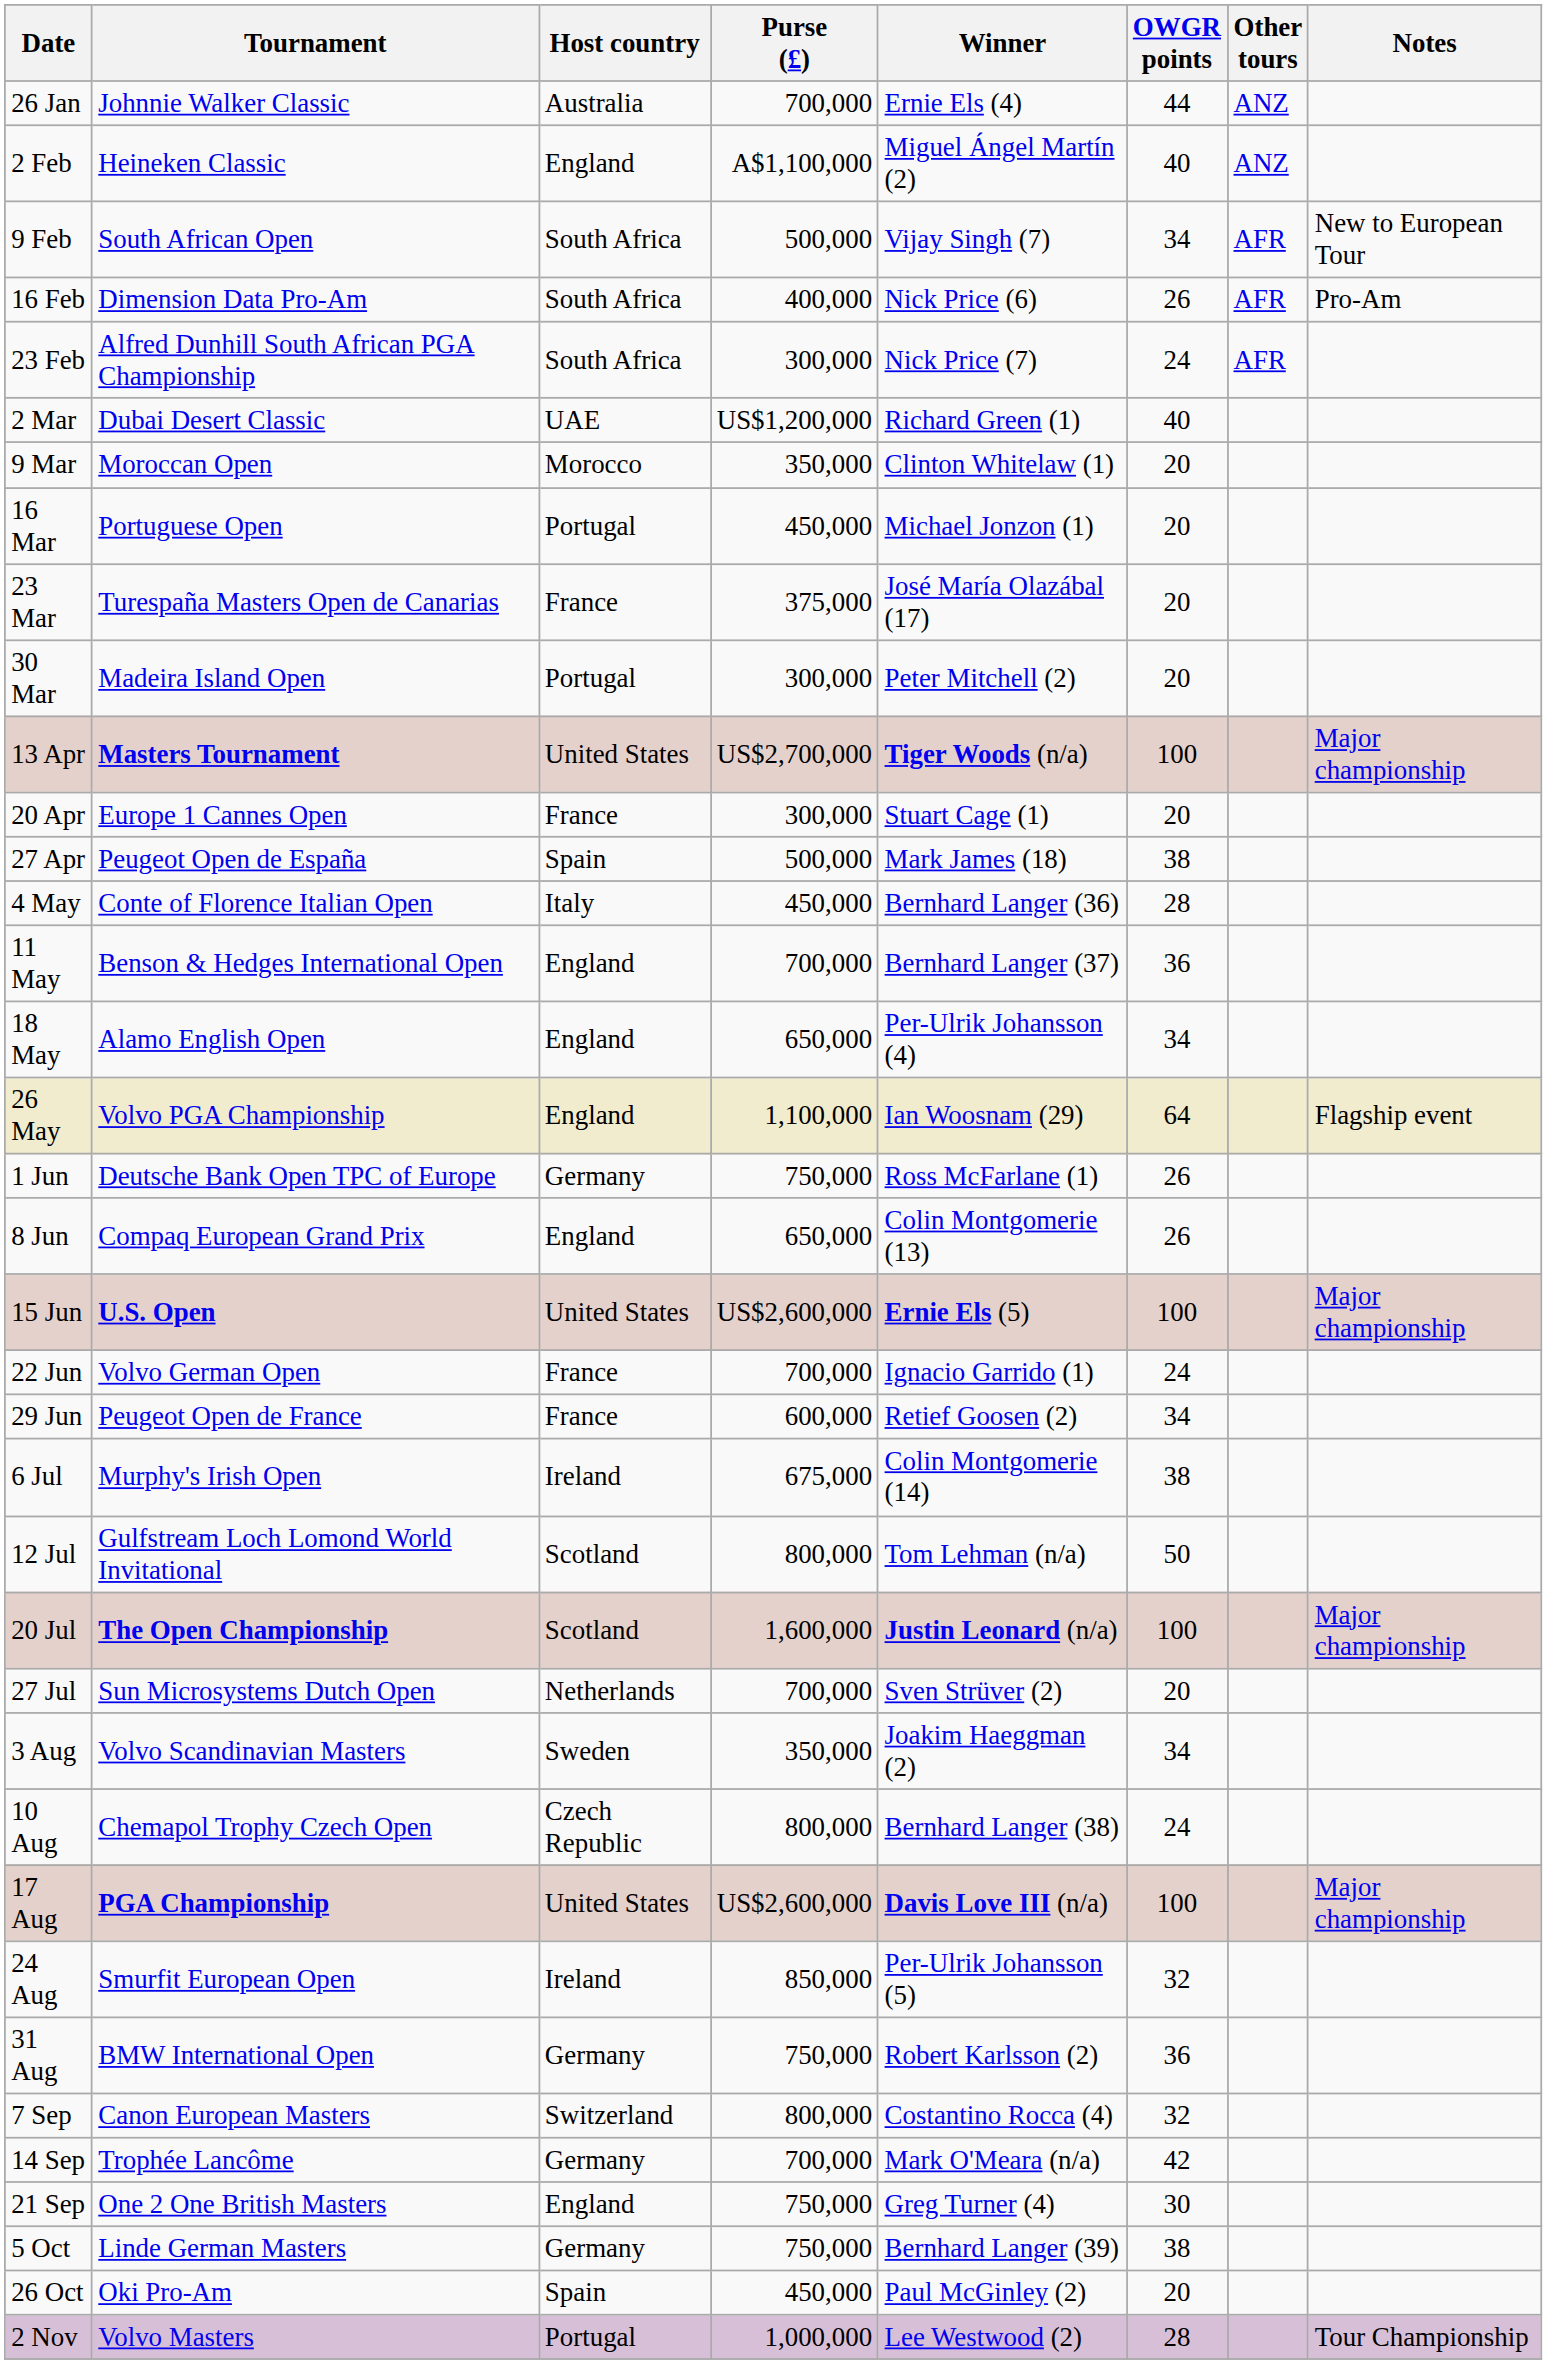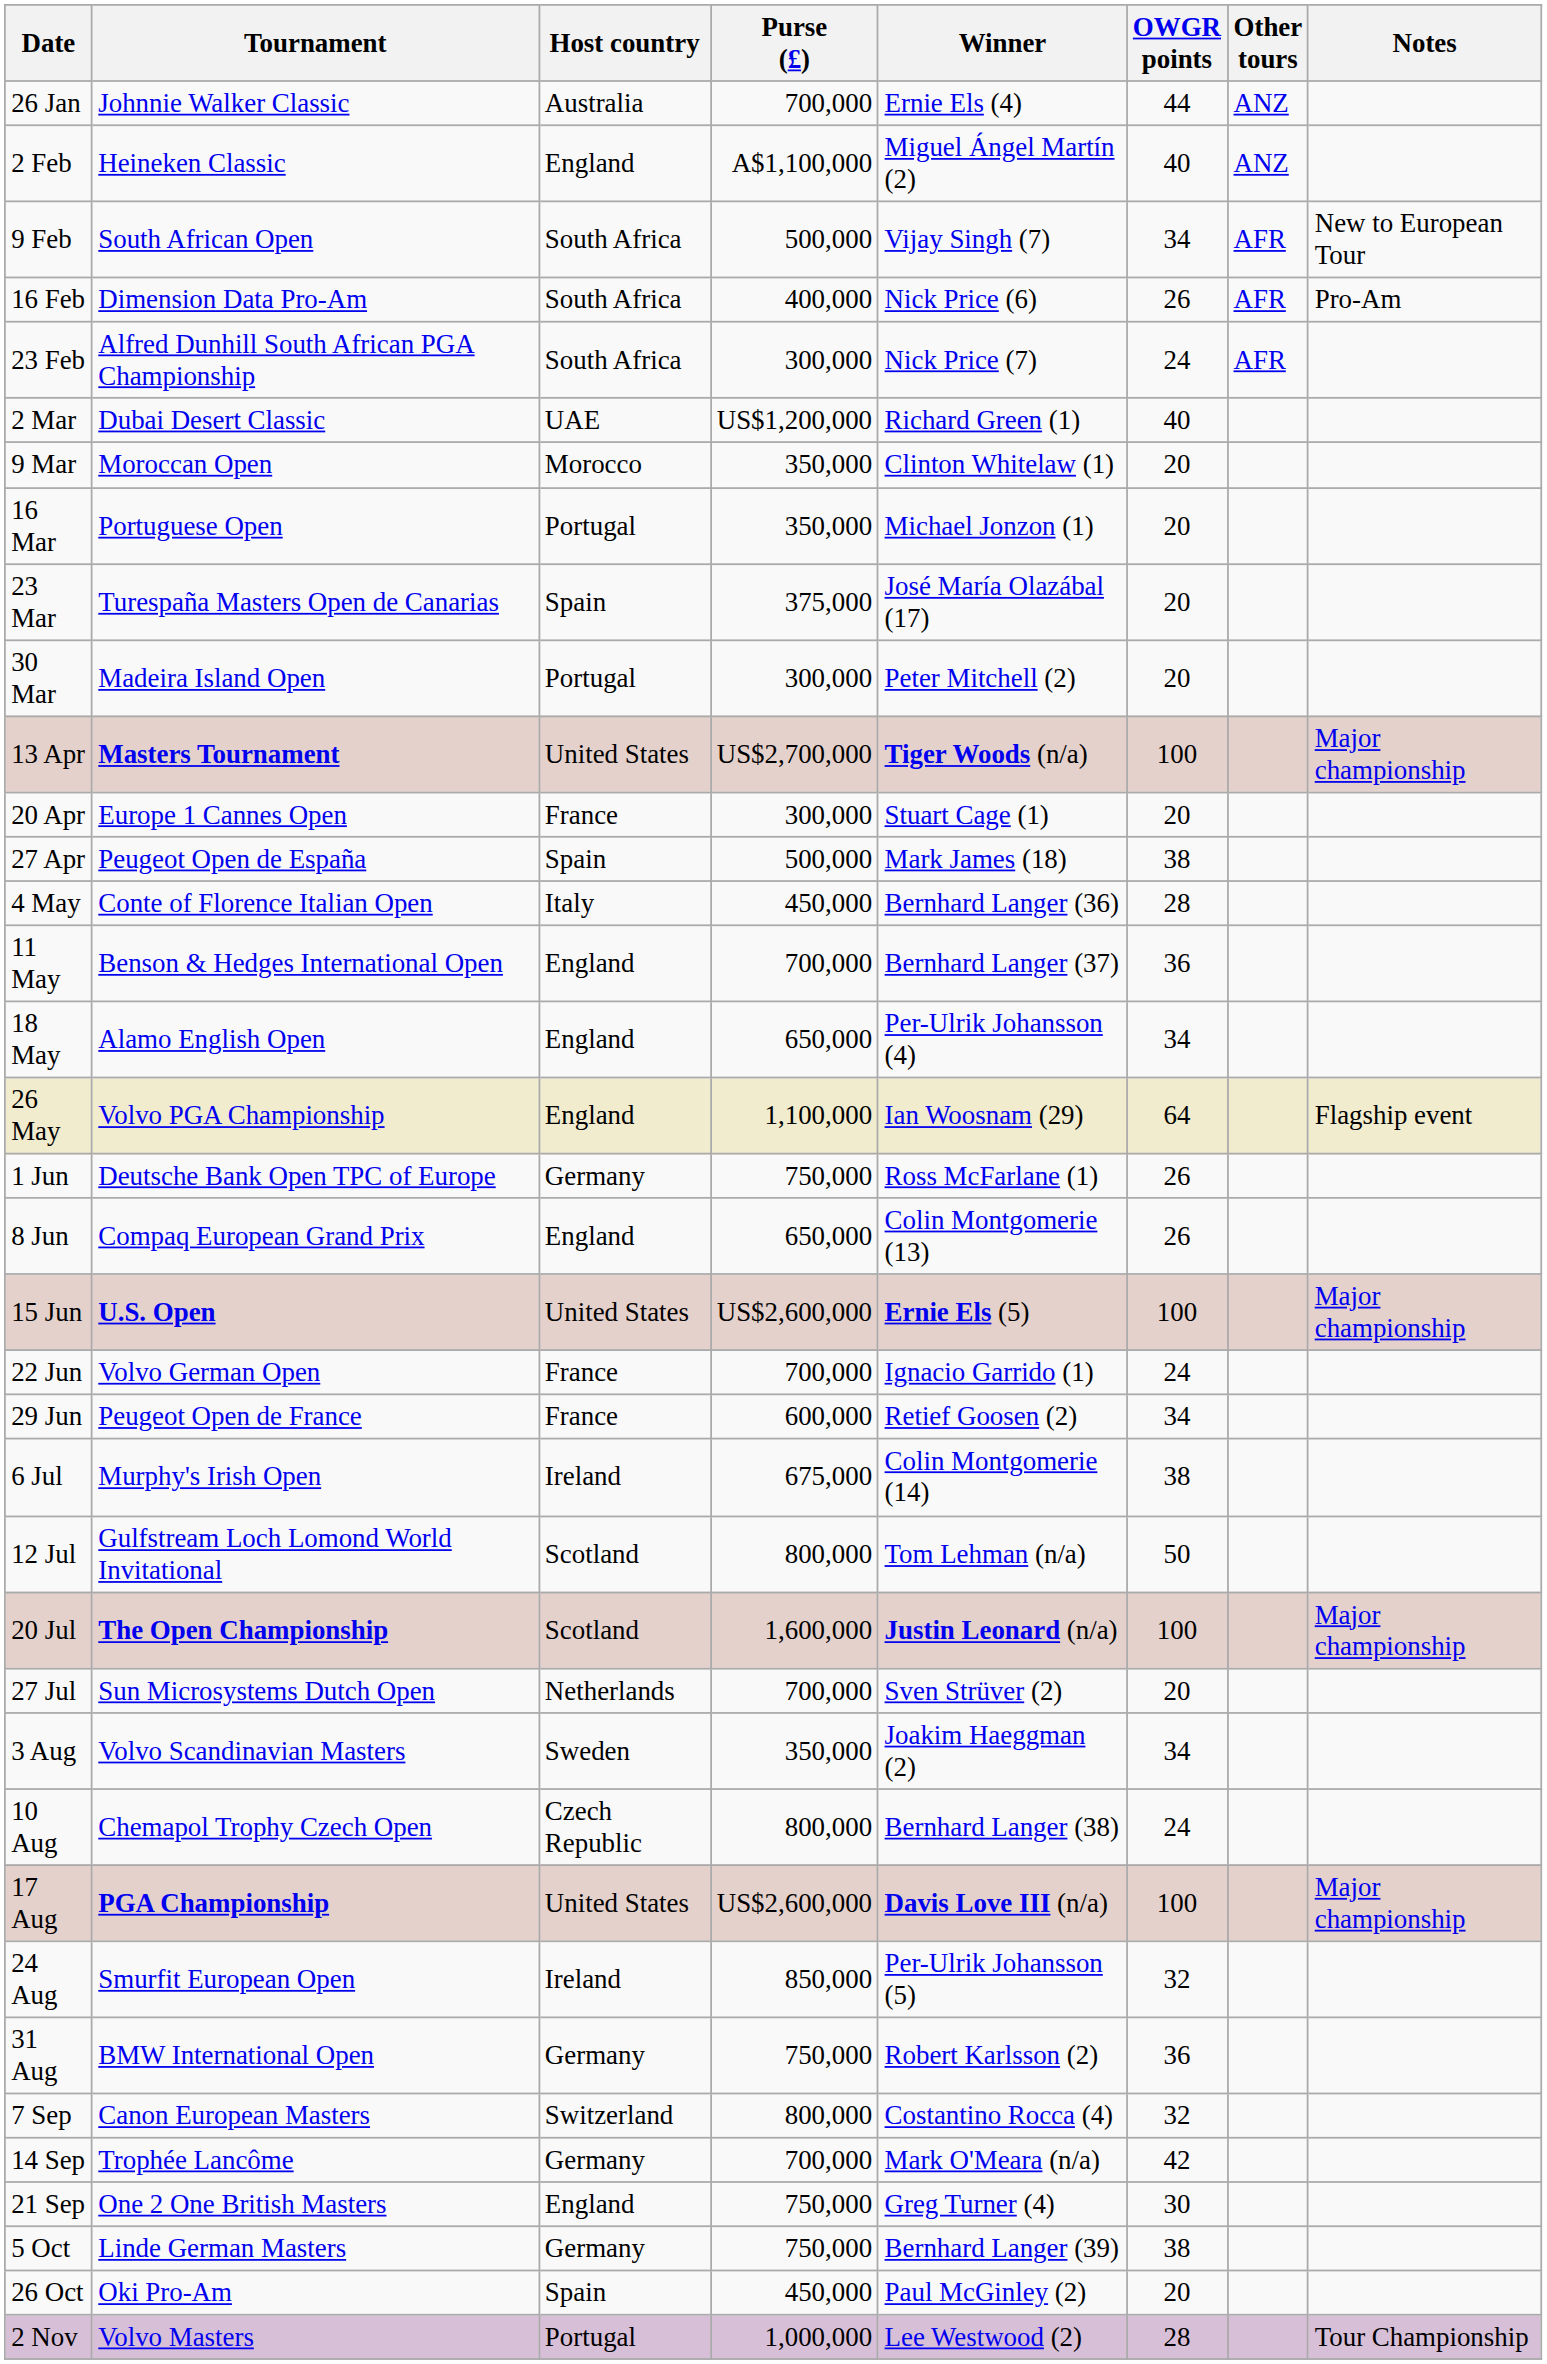(828, 525) 450,000 -> (828, 525) 350,000
(581, 601) France -> (576, 601) Spain
